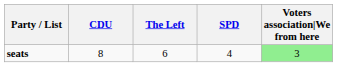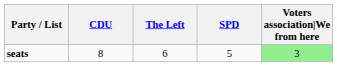(229, 53) 4 -> (229, 53) 5
